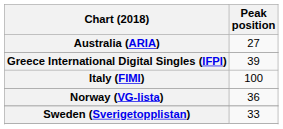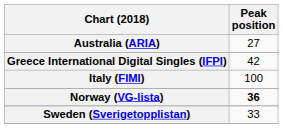(254, 61) 39 -> (254, 61) 42
(254, 97) normal -> (254, 97) bold
